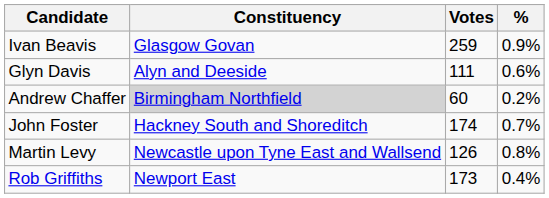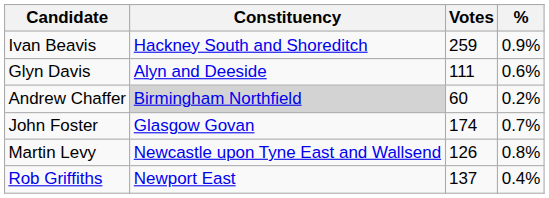(194, 44) Glasgow Govan -> (251, 44) Hackney South and Shoreditch
(251, 125) Hackney South and Shoreditch -> (194, 125) Glasgow Govan
(463, 179) 173 -> (463, 179) 137
